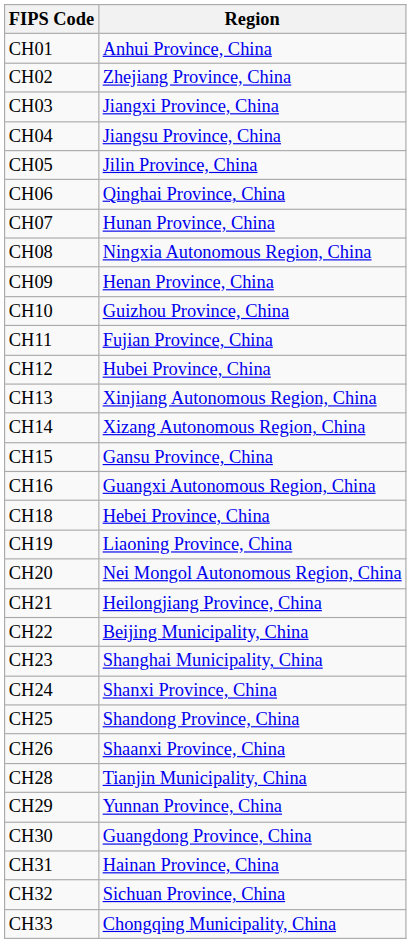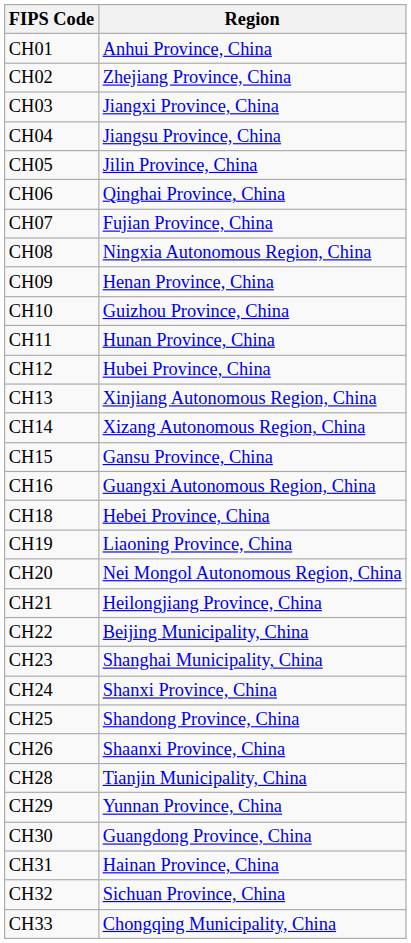(189, 223) Hunan Province, China -> (188, 223) Fujian Province, China
(188, 340) Fujian Province, China -> (189, 340) Hunan Province, China
